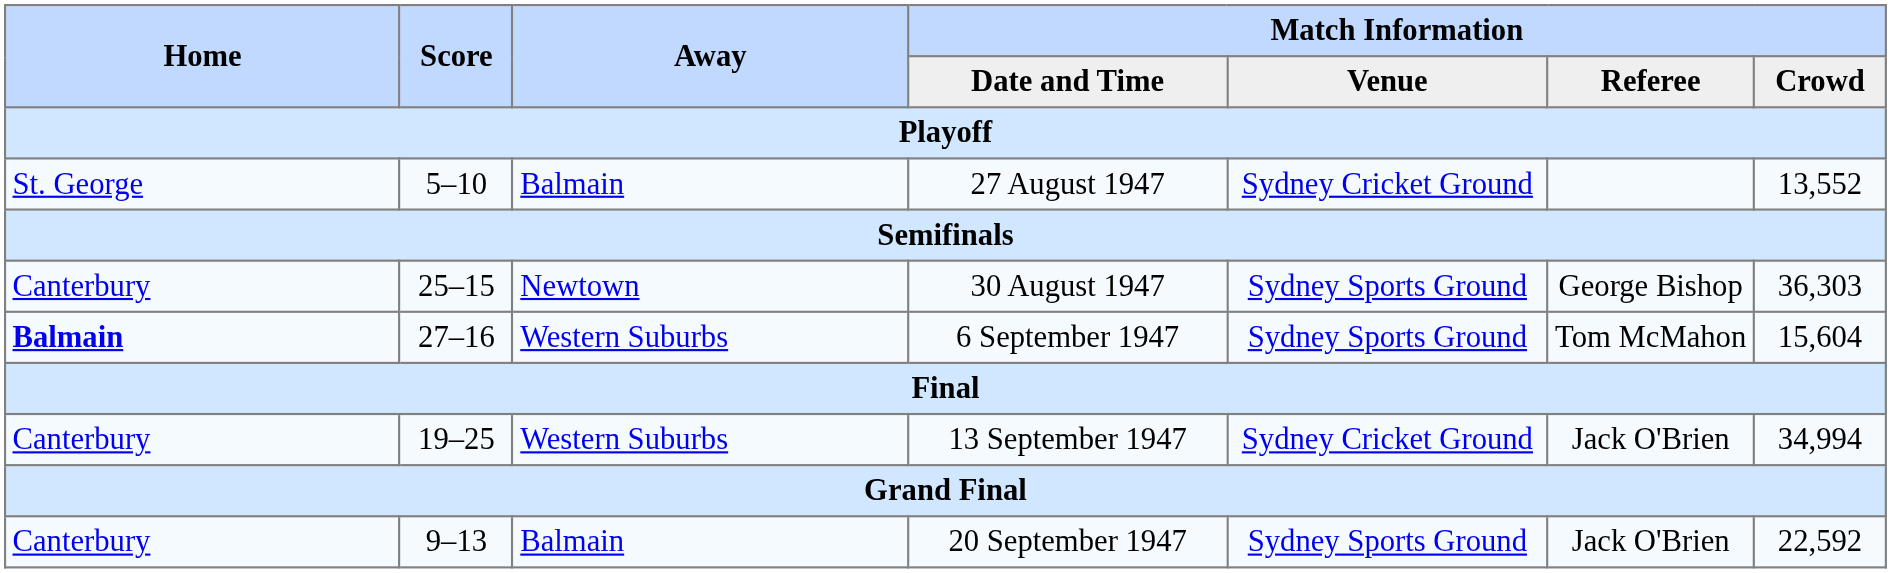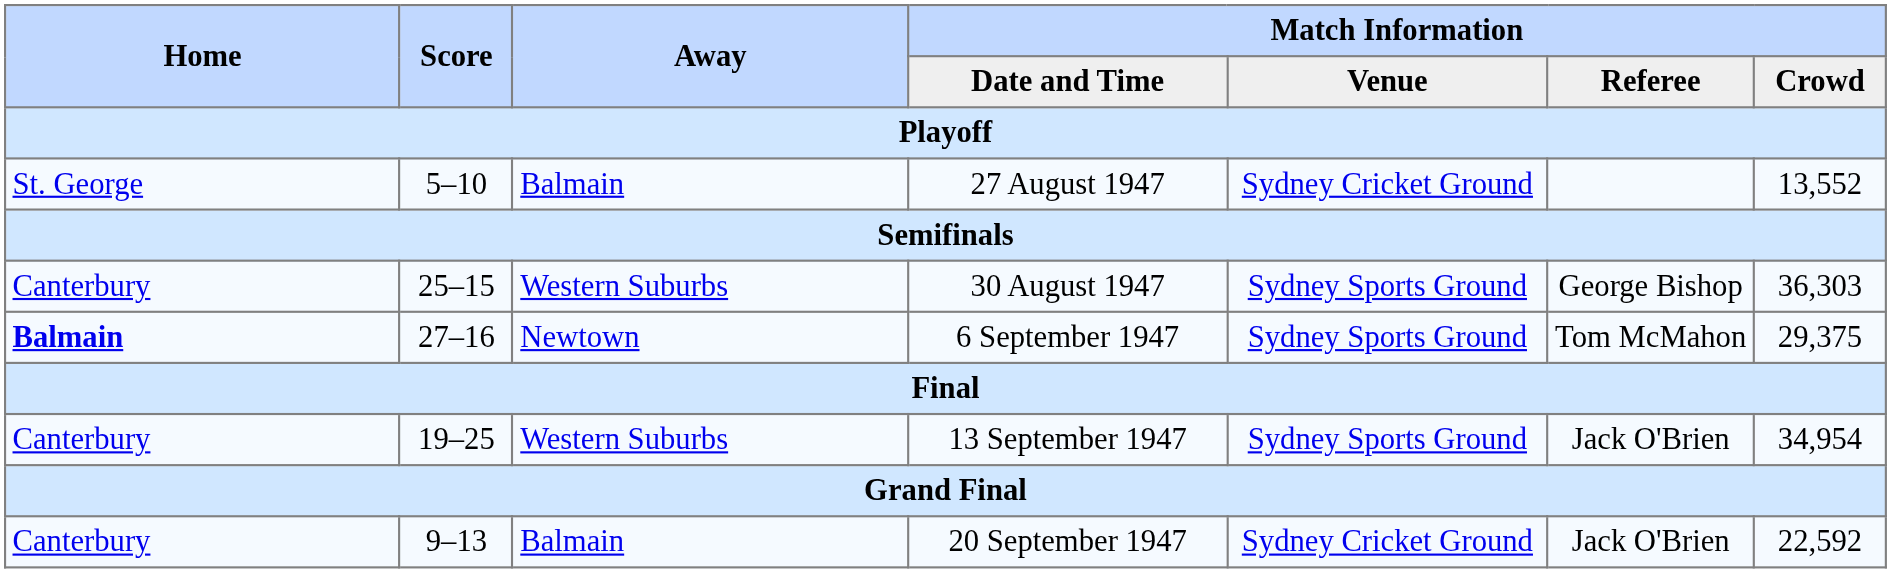(580, 285) Newtown -> (624, 285) Western Suburbs
(624, 336) Western Suburbs -> (580, 336) Newtown
(1820, 336) 15,604 -> (1820, 336) 29,375
(1387, 439) Sydney Cricket Ground -> (1387, 439) Sydney Sports Ground
(1820, 439) 34,994 -> (1820, 439) 34,954
(1387, 541) Sydney Sports Ground -> (1387, 541) Sydney Cricket Ground
